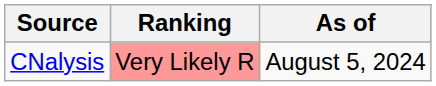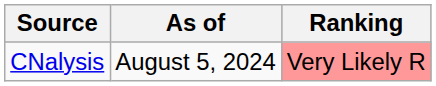columns swapped: (185, 23) <-> (346, 23)
